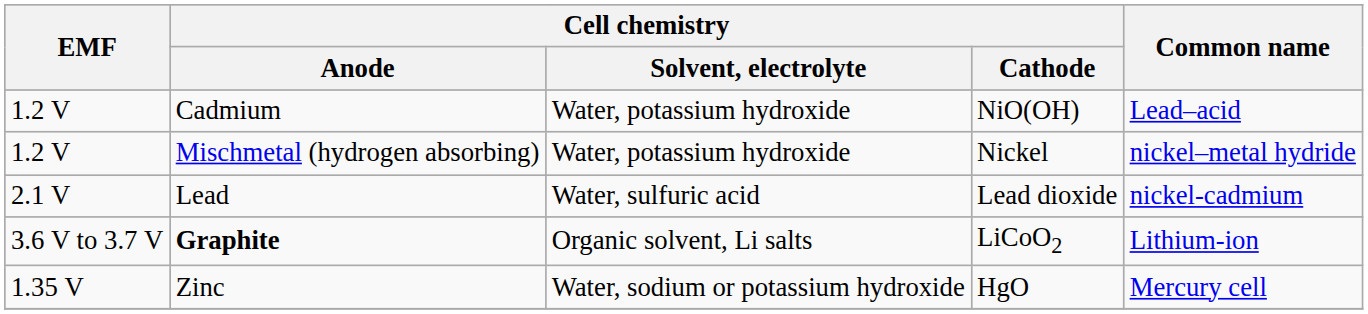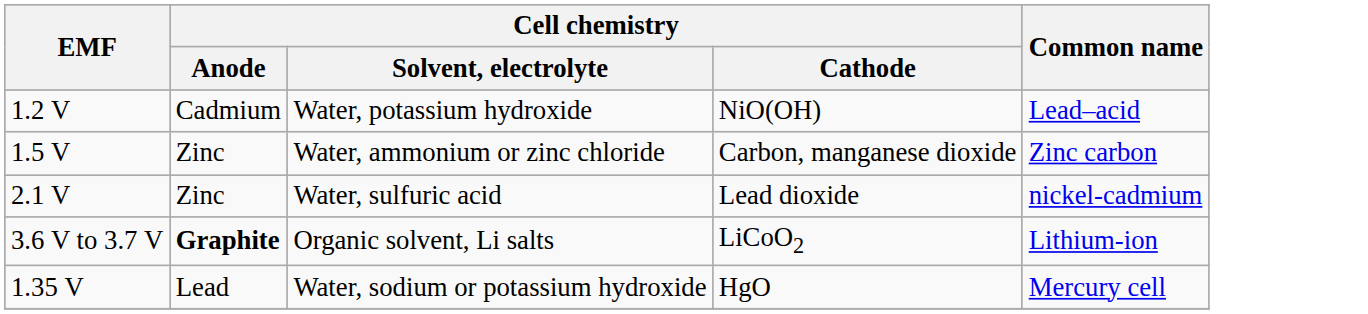- row: (1013, 152)
+ row: (868, 152)
(202, 195) Lead -> (200, 195) Zinc
(200, 286) Zinc -> (202, 286) Lead
